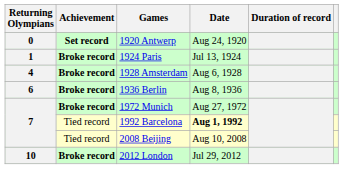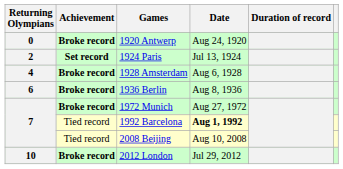(87, 41) Set record -> (87, 41) Broke record
(31, 57) 1 -> (31, 57) 2
(87, 57) Broke record -> (87, 57) Set record
